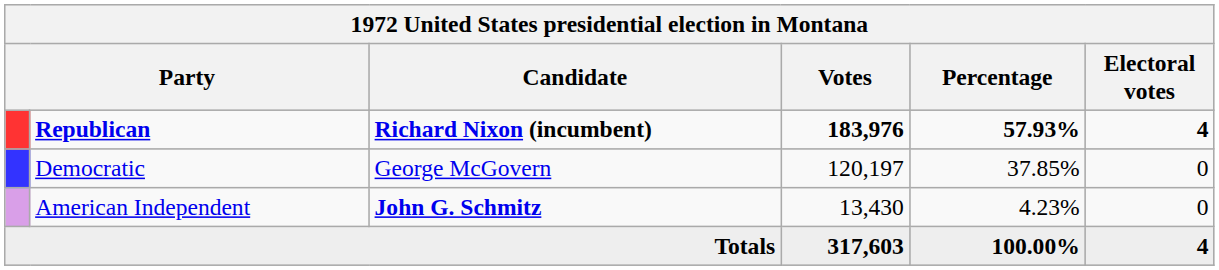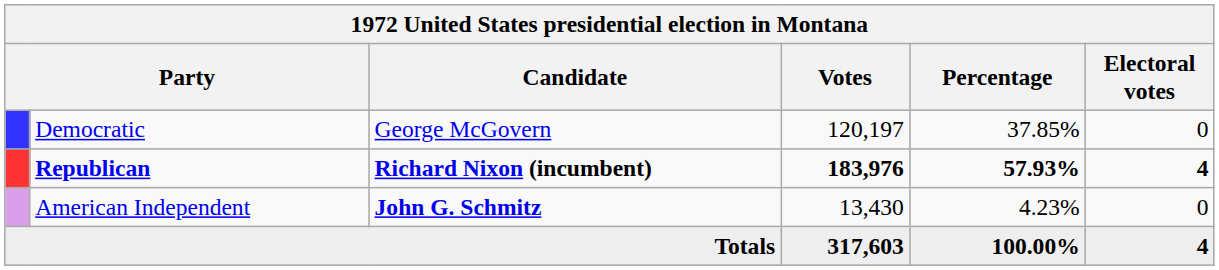rows swapped: (93, 129) <-> (90, 168)
